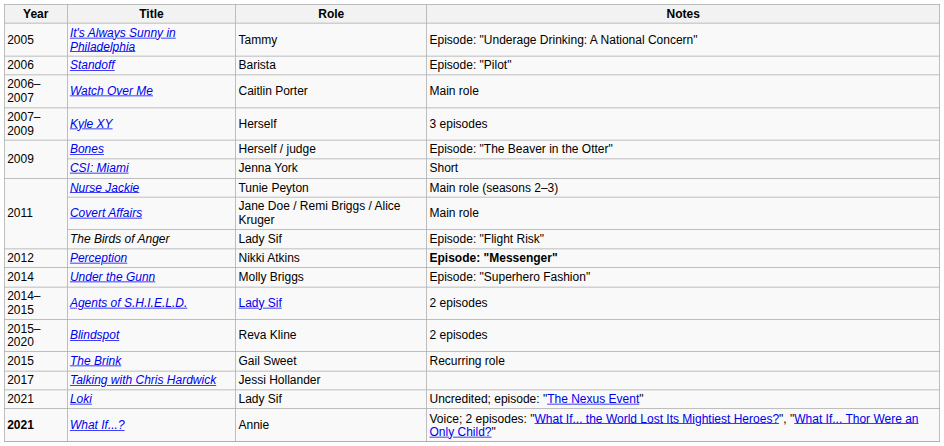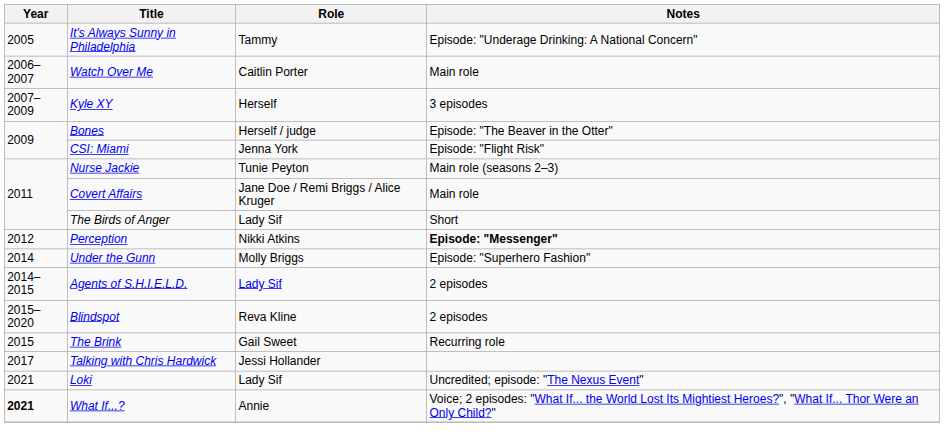- row: (92, 65)
(444, 168) Short -> (487, 149) Episode: "Flight Risk"
(487, 239) Episode: "Flight Risk" -> (444, 220) Short
